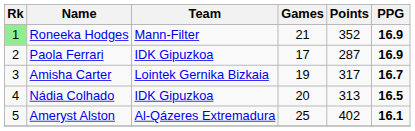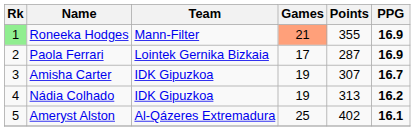(303, 34) no background -> (303, 34) lightsalmon background
(349, 34) 352 -> (349, 34) 355
(174, 55) IDK Gipuzkoa -> (202, 55) Lointek Gernika Bizkaia
(202, 75) Lointek Gernika Bizkaia -> (174, 75) IDK Gipuzkoa
(349, 75) 317 -> (349, 75) 307
(303, 95) 20 -> (303, 95) 19
(391, 95) 16.5 -> (391, 95) 16.2
